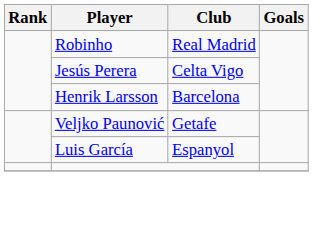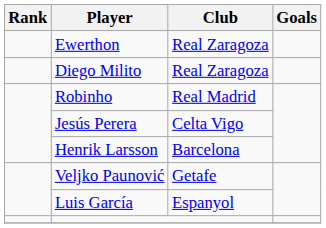+ row: (87, 44)
+ row: (98, 70)
